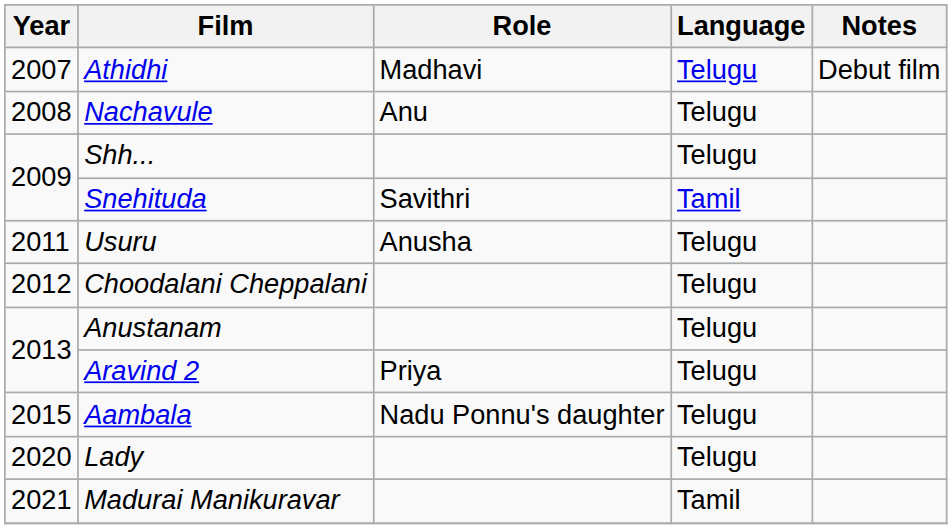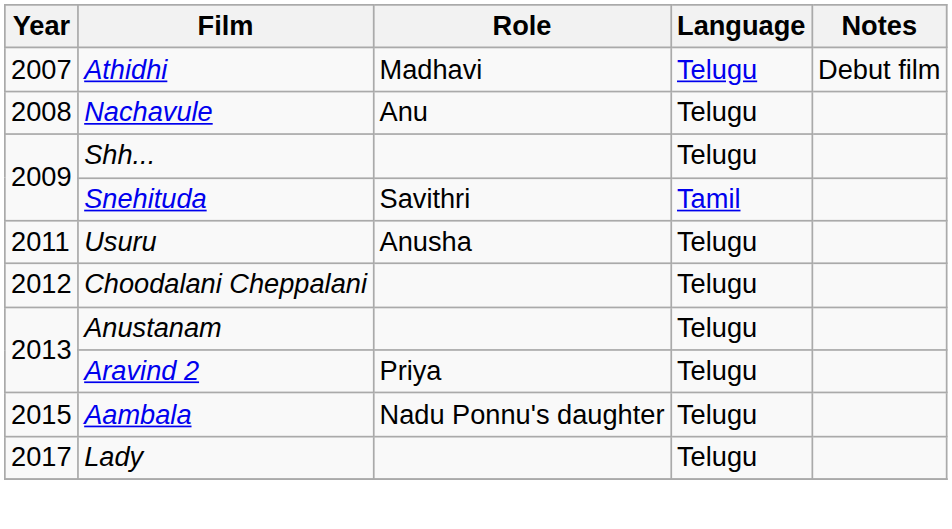(41, 457) 2020 -> (41, 457) 2017
- row: (212, 500)
